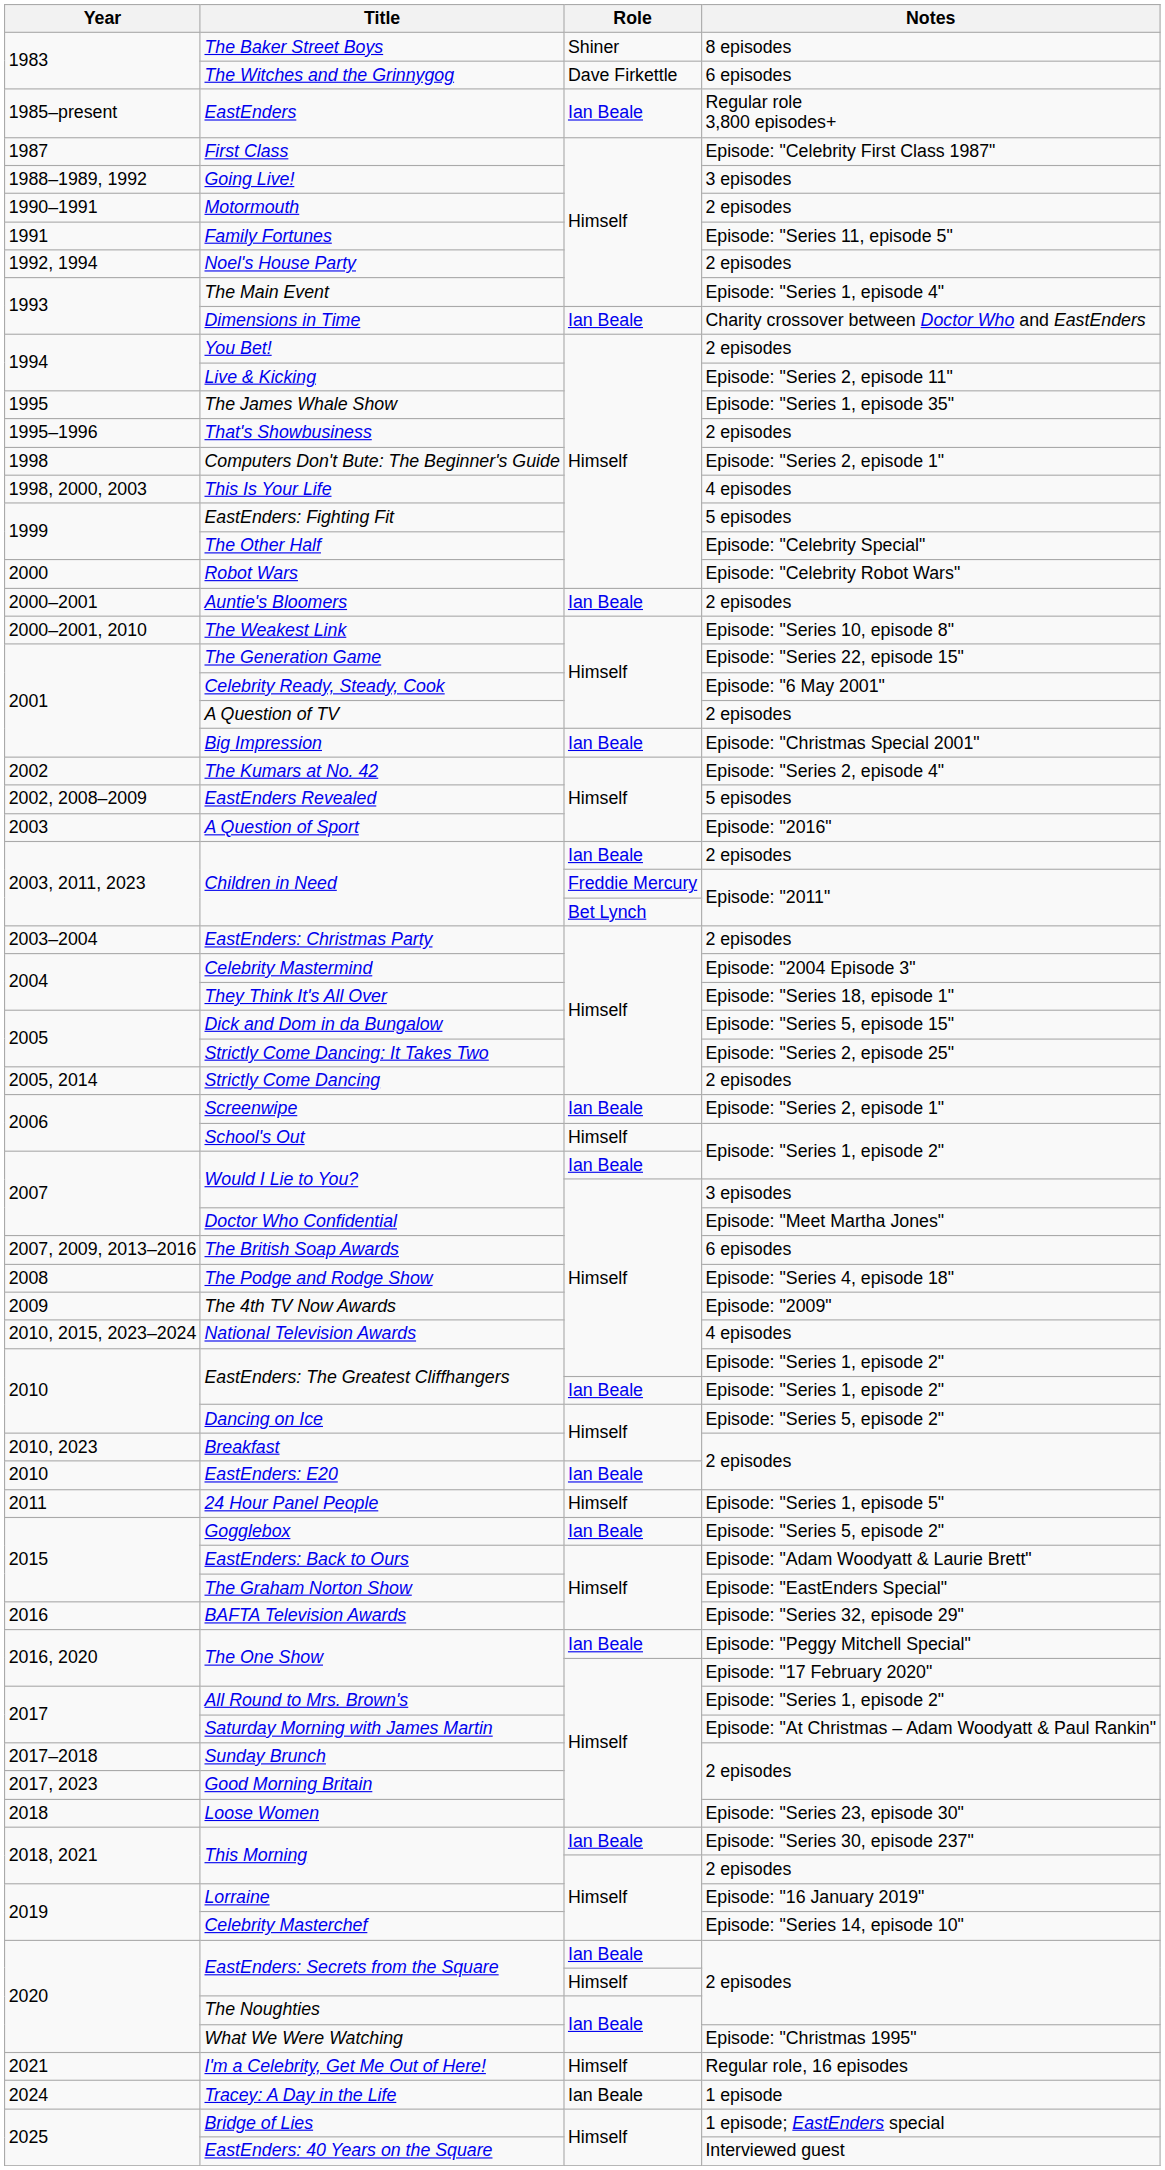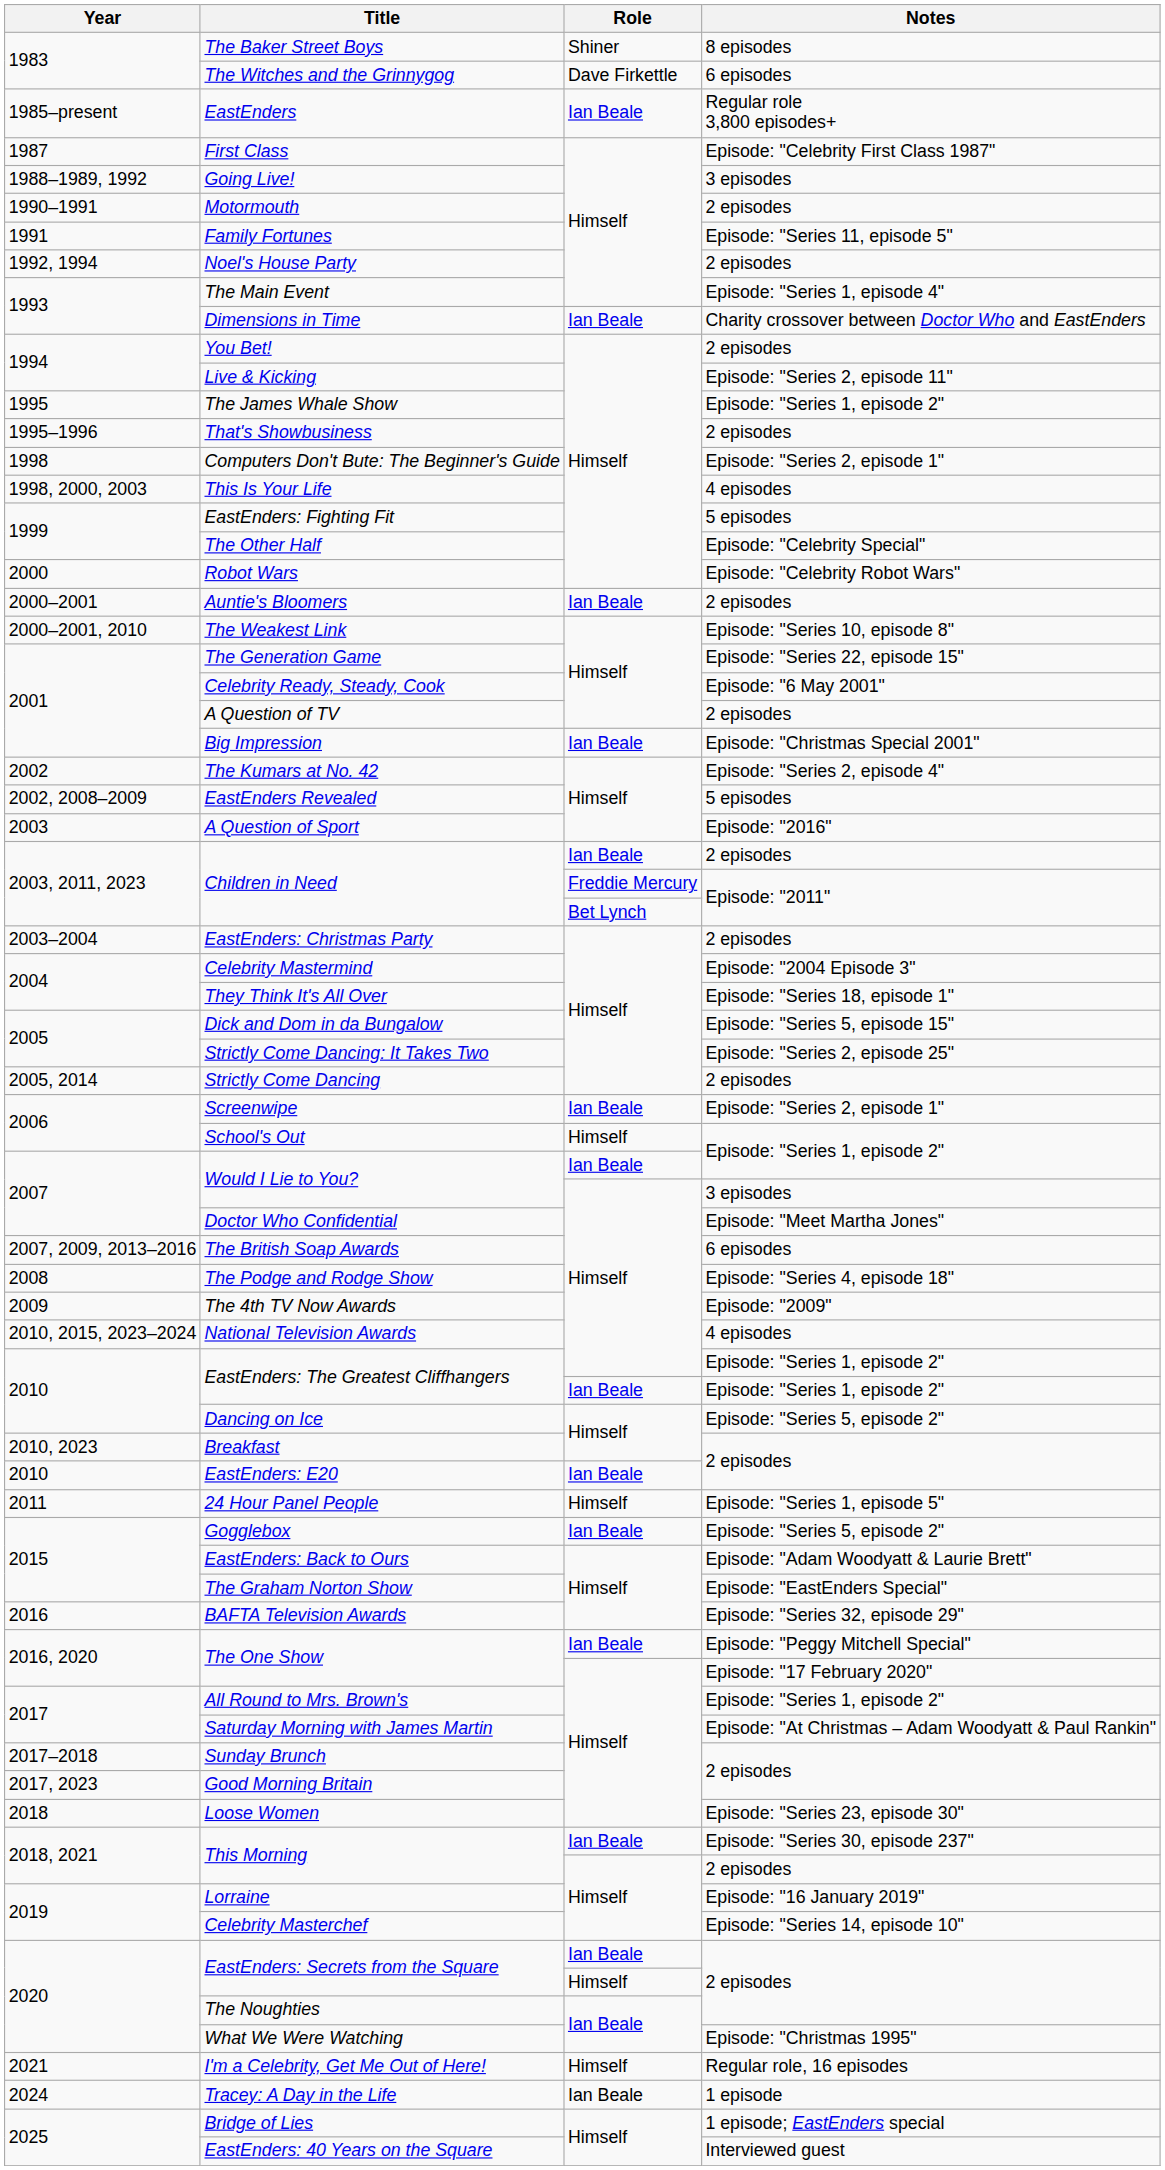(830, 404) Episode: "Series 1, episode 35" -> (825, 404) Episode: "Series 1, episode 2"
